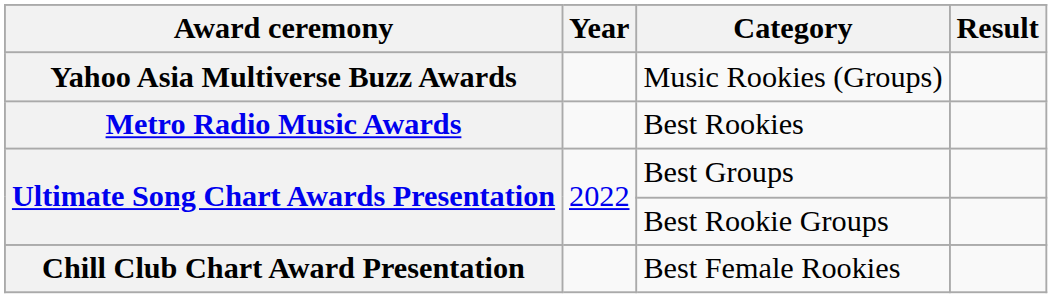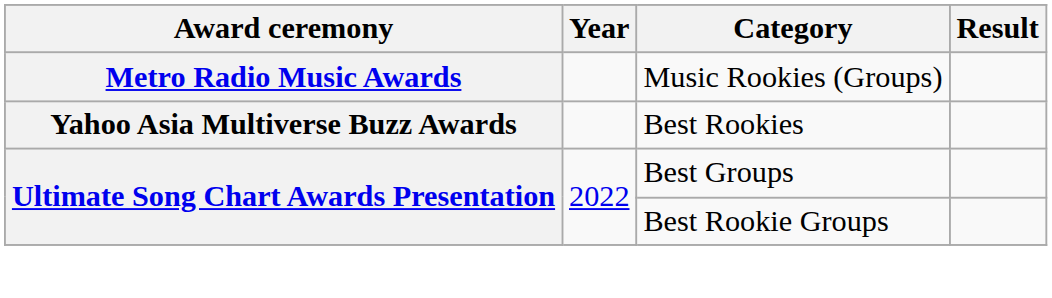(283, 76) Yahoo Asia Multiverse Buzz Awards -> (283, 76) Metro Radio Music Awards
(283, 124) Metro Radio Music Awards -> (283, 124) Yahoo Asia Multiverse Buzz Awards
- row: (772, 268)
